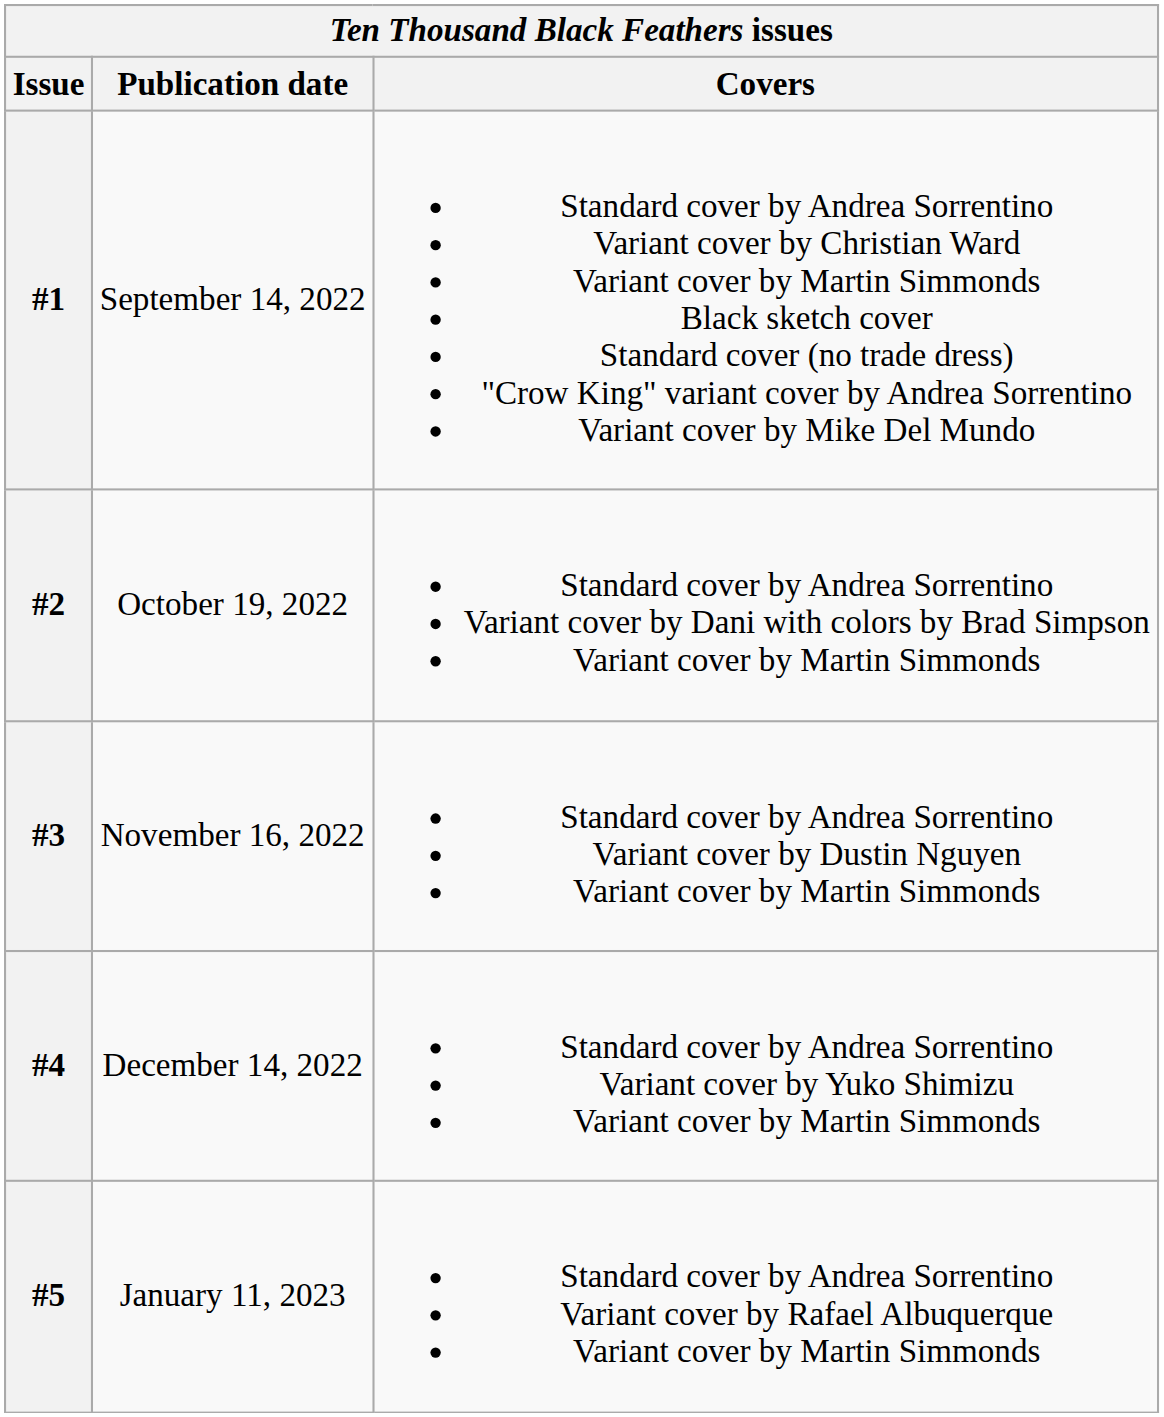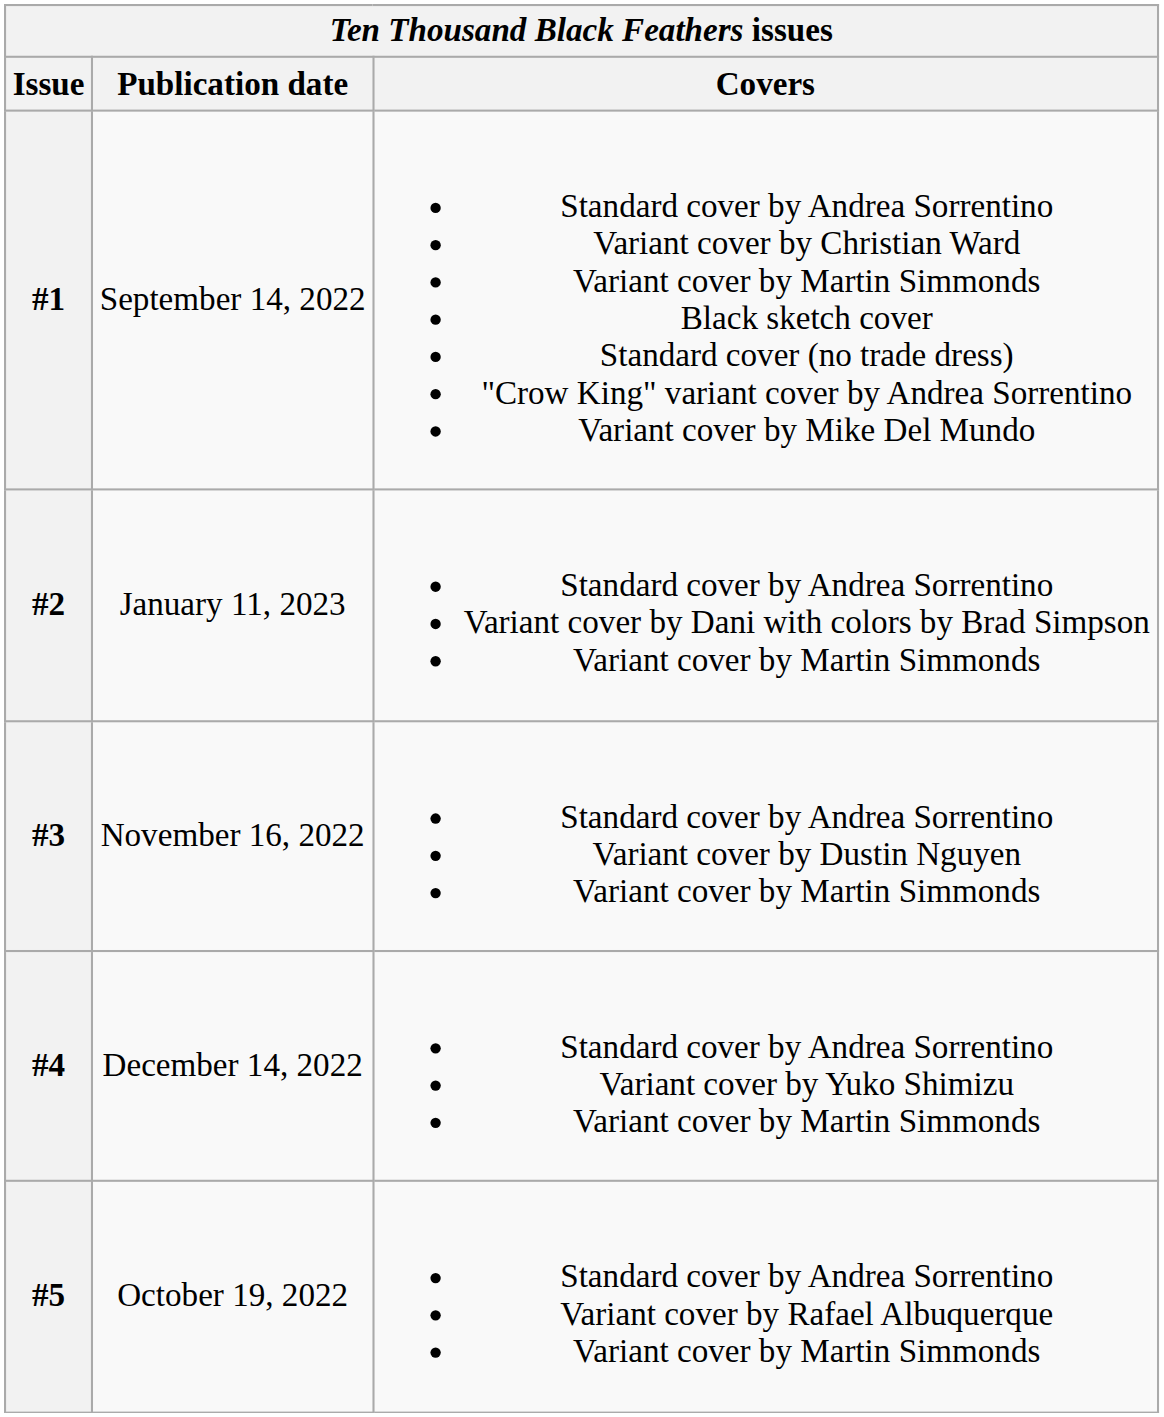(233, 604) October 19, 2022 -> (233, 604) January 11, 2023
(233, 1296) January 11, 2023 -> (233, 1296) October 19, 2022
